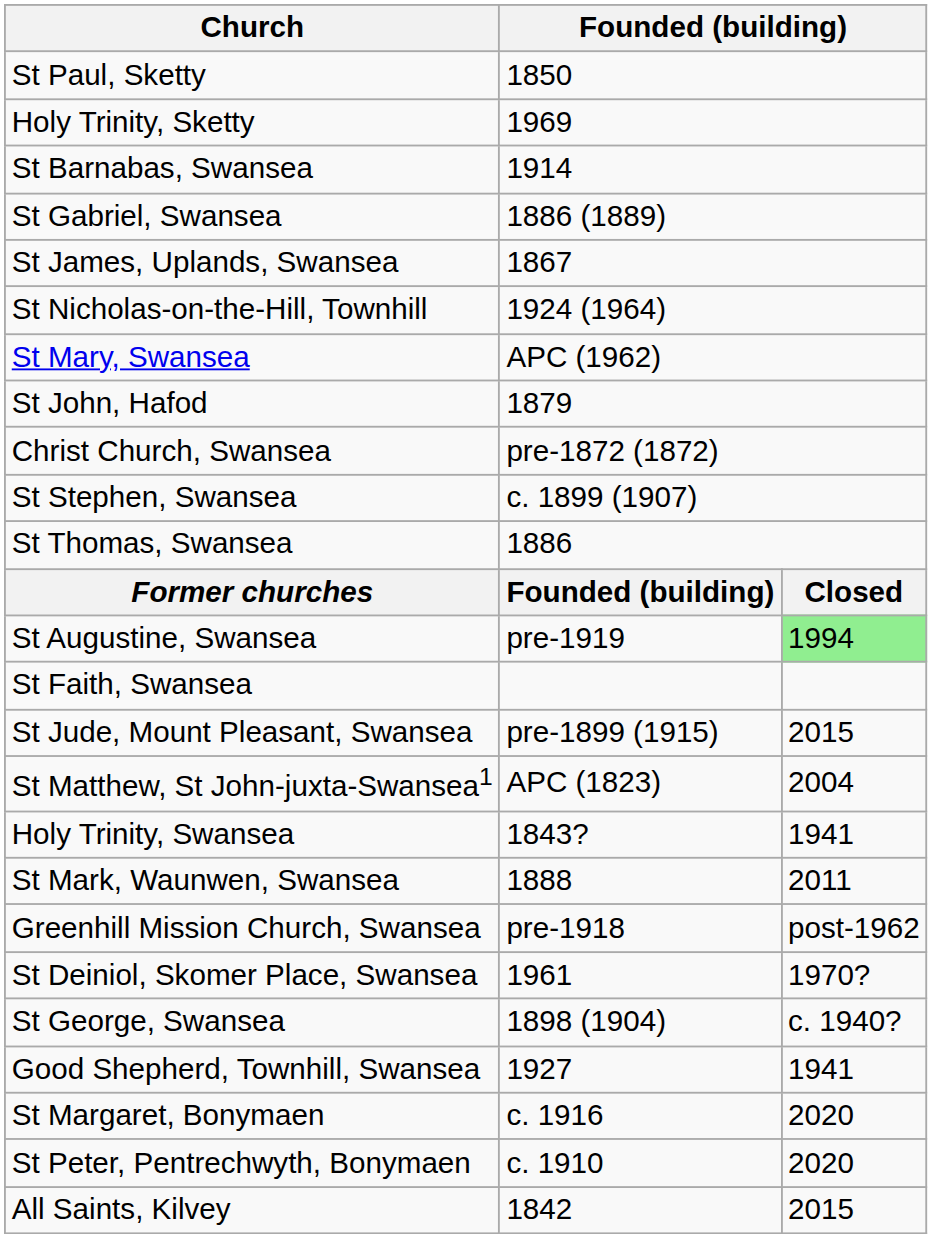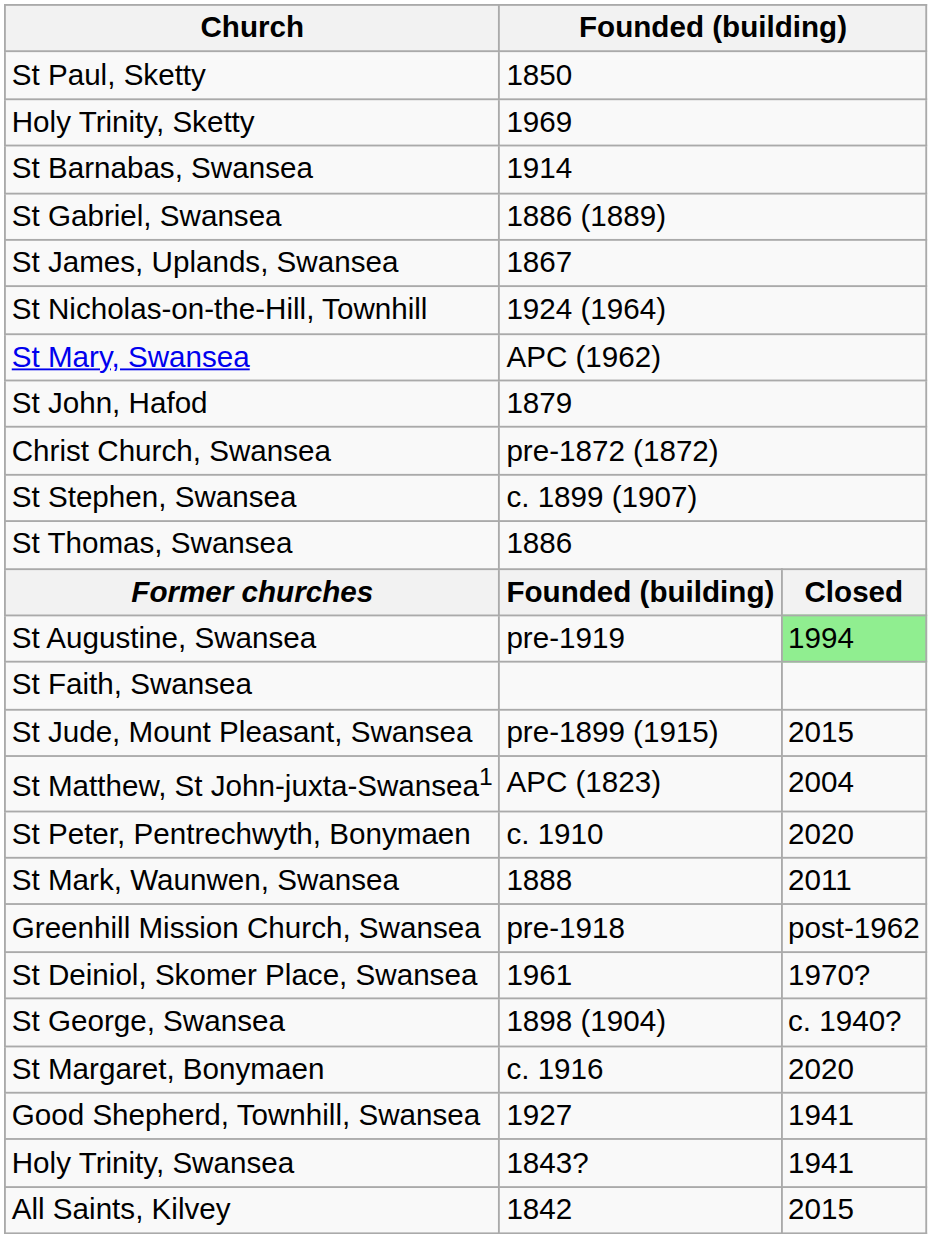rows swapped: (153, 834) <-> (241, 1162)
rows swapped: (246, 1068) <-> (168, 1115)
